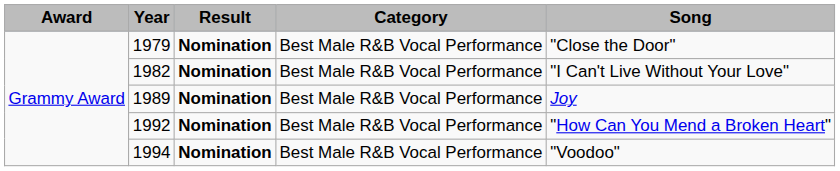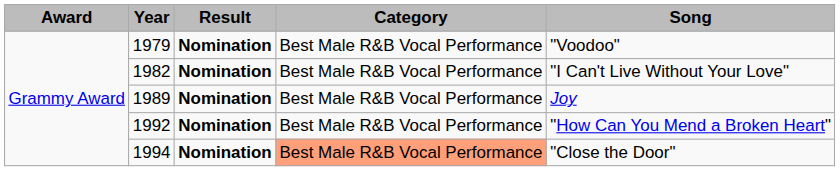(613, 44) "Close the Door" -> (585, 44) "Voodoo"
(411, 152) no background -> (411, 152) lightsalmon background
(585, 152) "Voodoo" -> (613, 152) "Close the Door"
